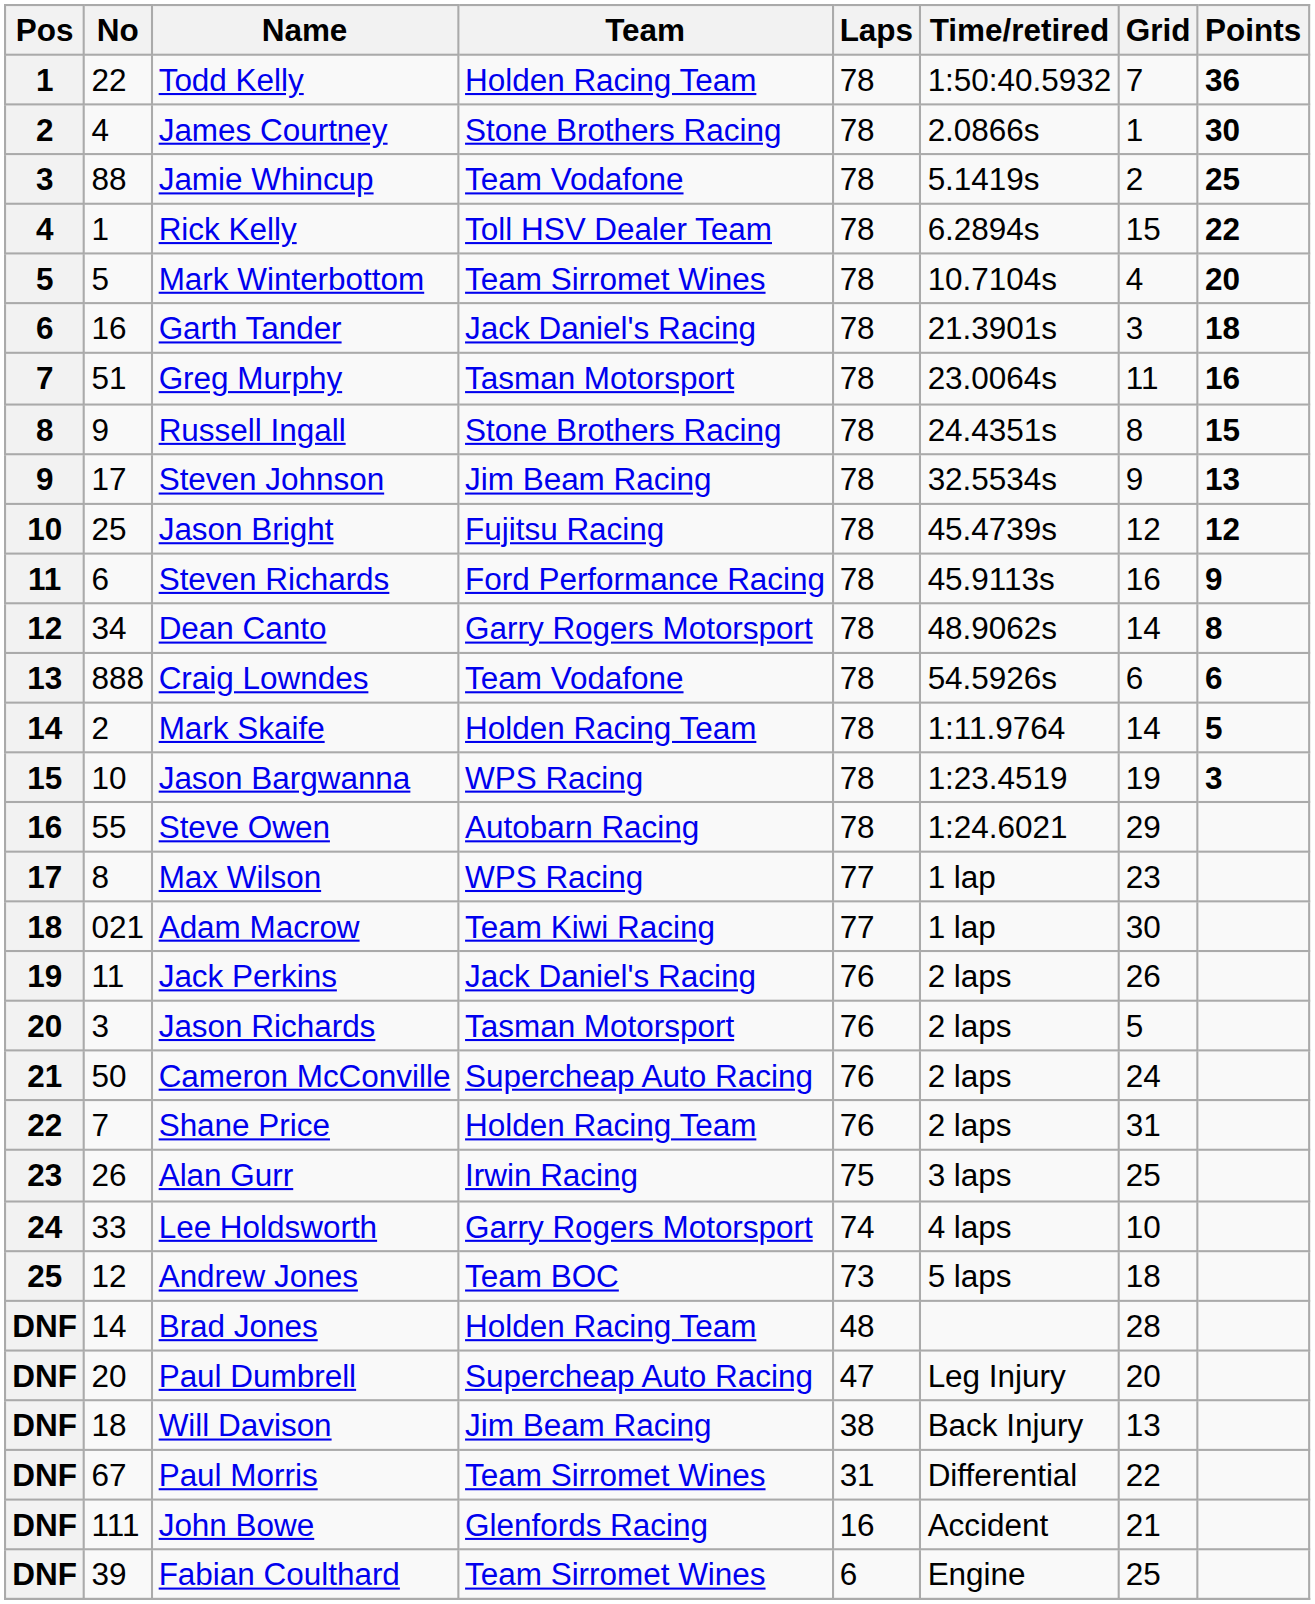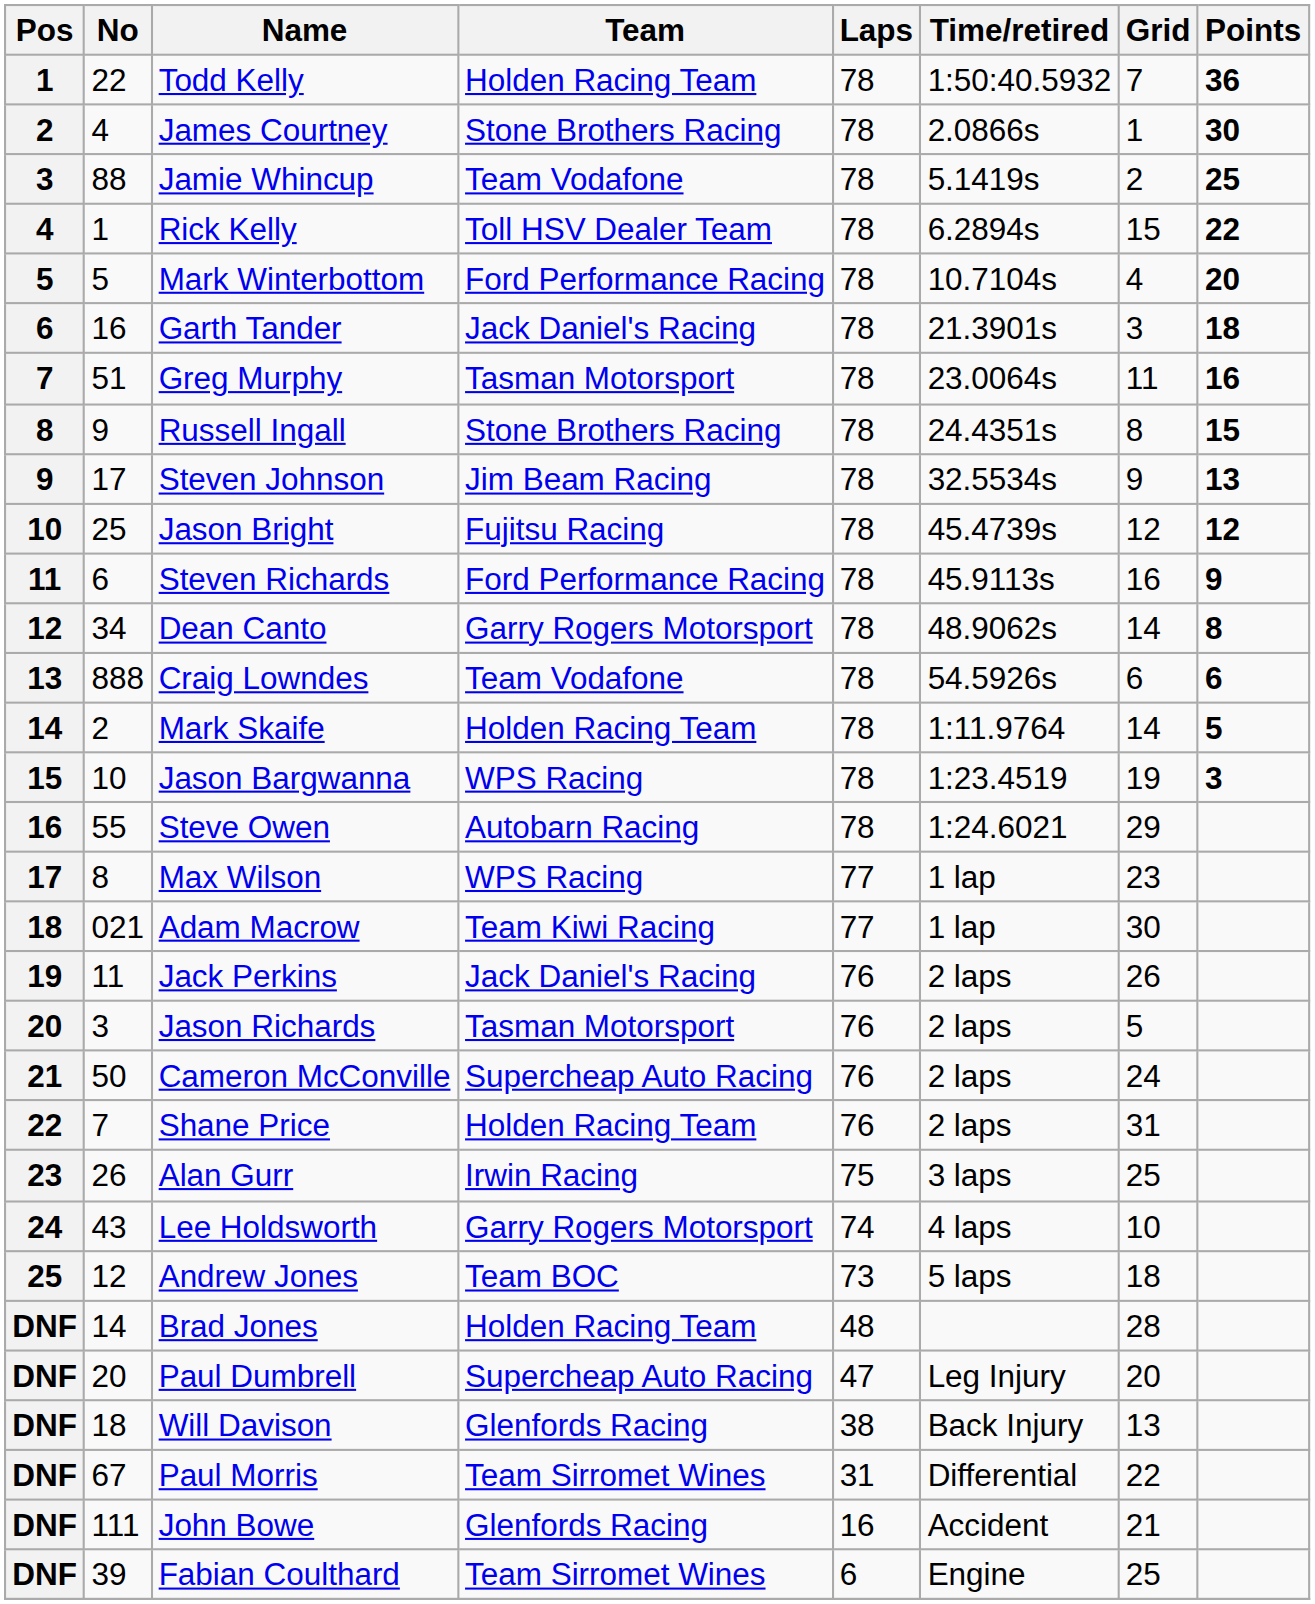(615, 279) Team Sirromet Wines -> (645, 279) Ford Performance Racing
(109, 1226) 33 -> (109, 1226) 43
(588, 1425) Jim Beam Racing -> (587, 1425) Glenfords Racing
